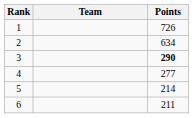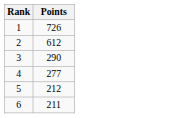- column: (90, 12)
(168, 43) 634 -> (54, 43) 612
(168, 58) bold -> (54, 58) normal
(168, 89) 214 -> (54, 89) 212
